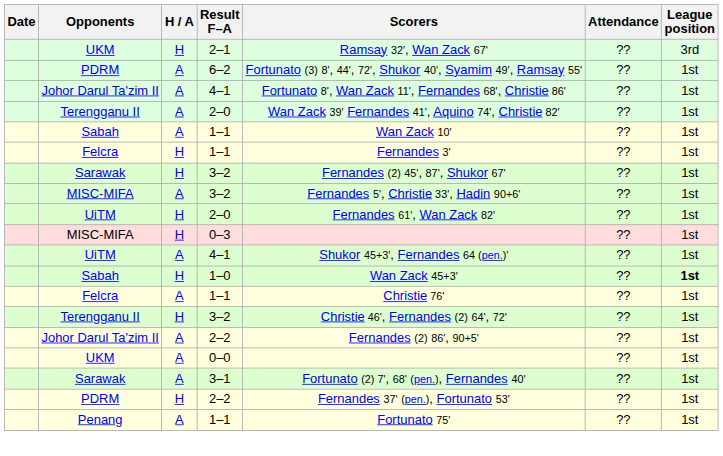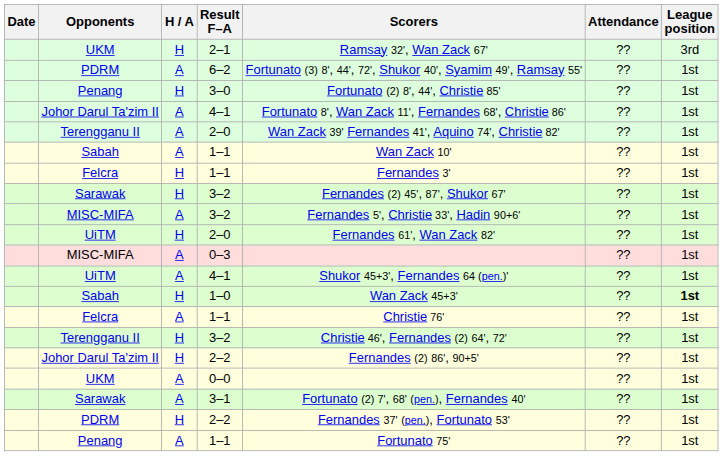+ row: (100, 91)
(179, 234) H -> (179, 255) A
(179, 337) A -> (179, 358) H
